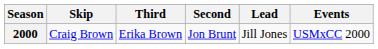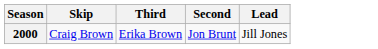- column: (331, 14)
